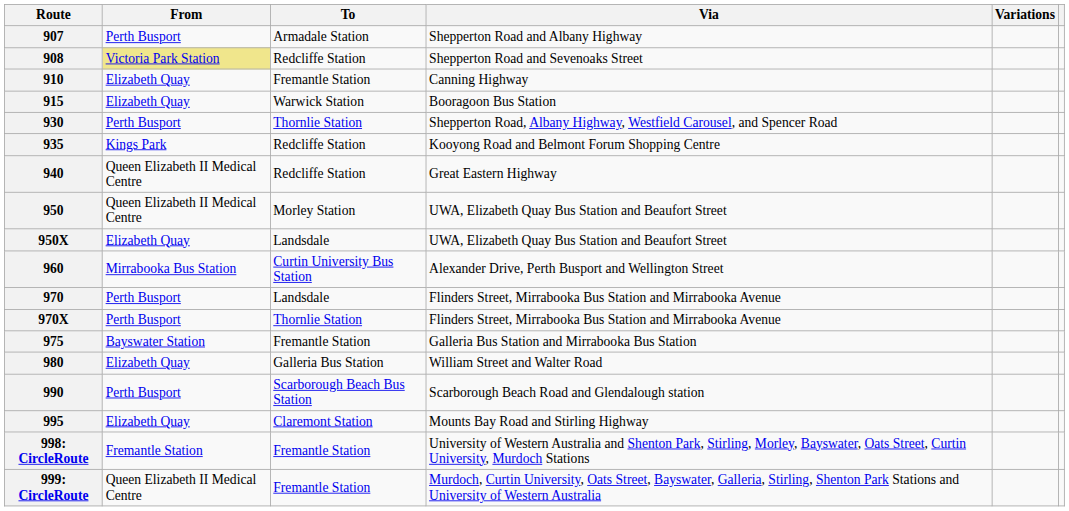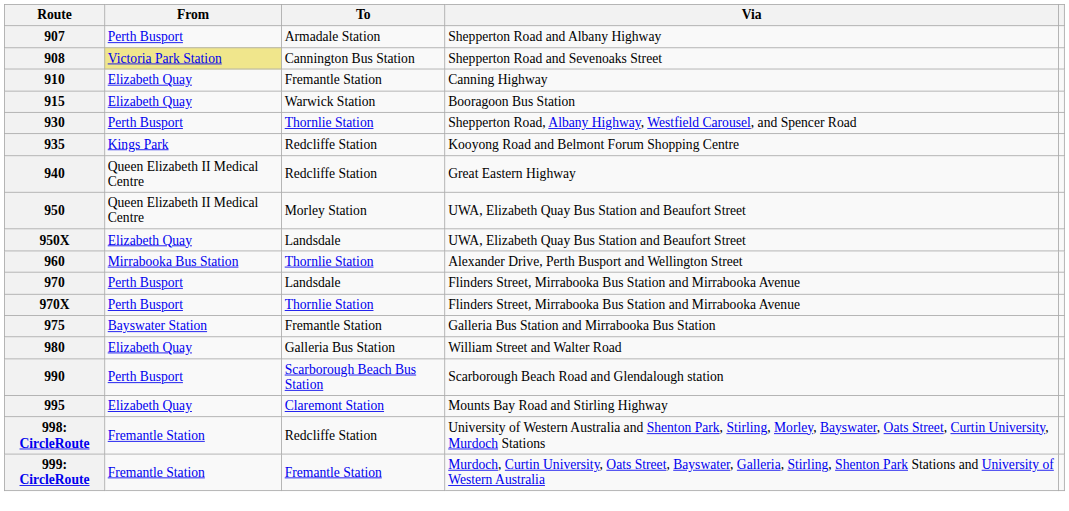- column: (1025, 15)
(319, 58) Redcliffe Station -> (350, 58) Cannington Bus Station
(333, 269) Curtin University Bus Station -> (329, 261) Thornlie Station
(322, 450) Fremantle Station -> (331, 435) Redcliffe Station
(181, 487) Queen Elizabeth II Medical Centre -> (156, 472) Fremantle Station
